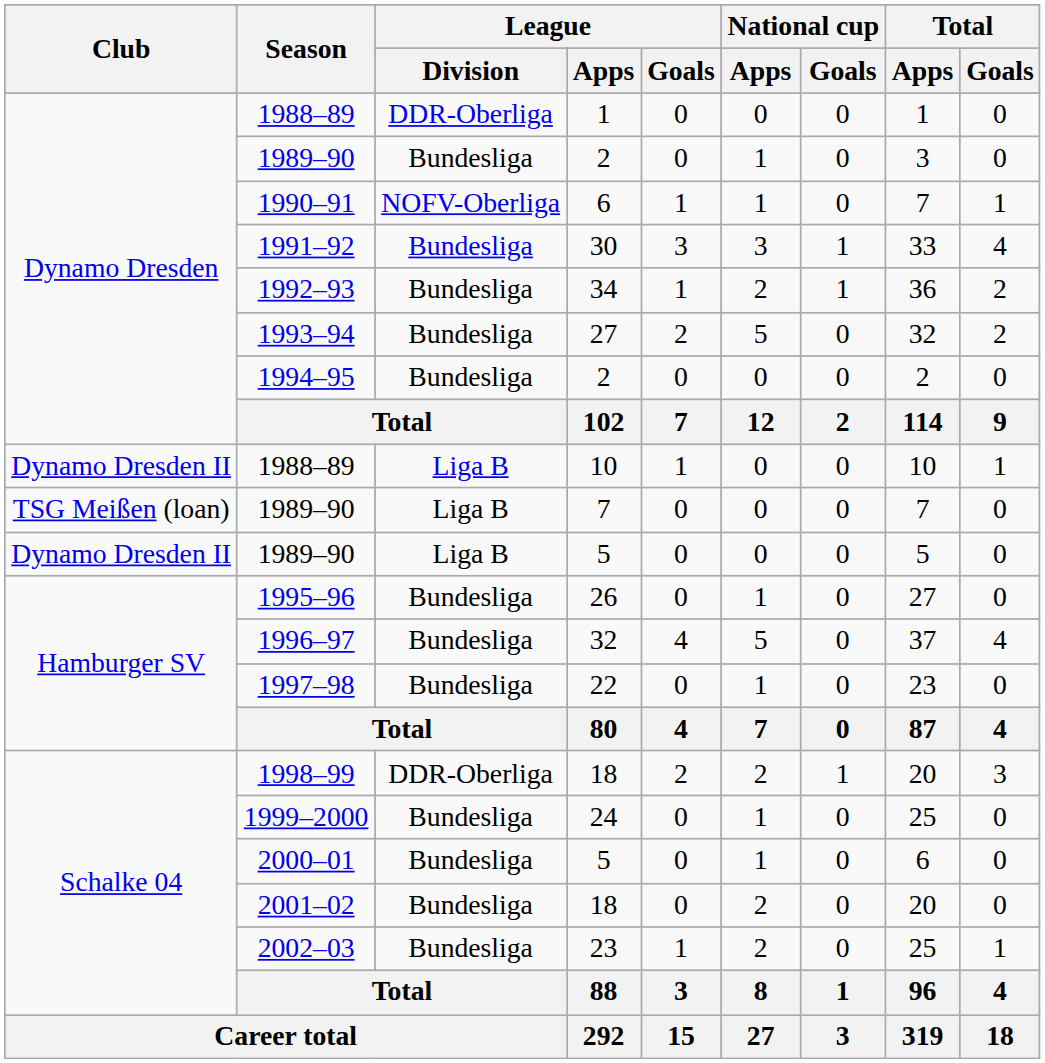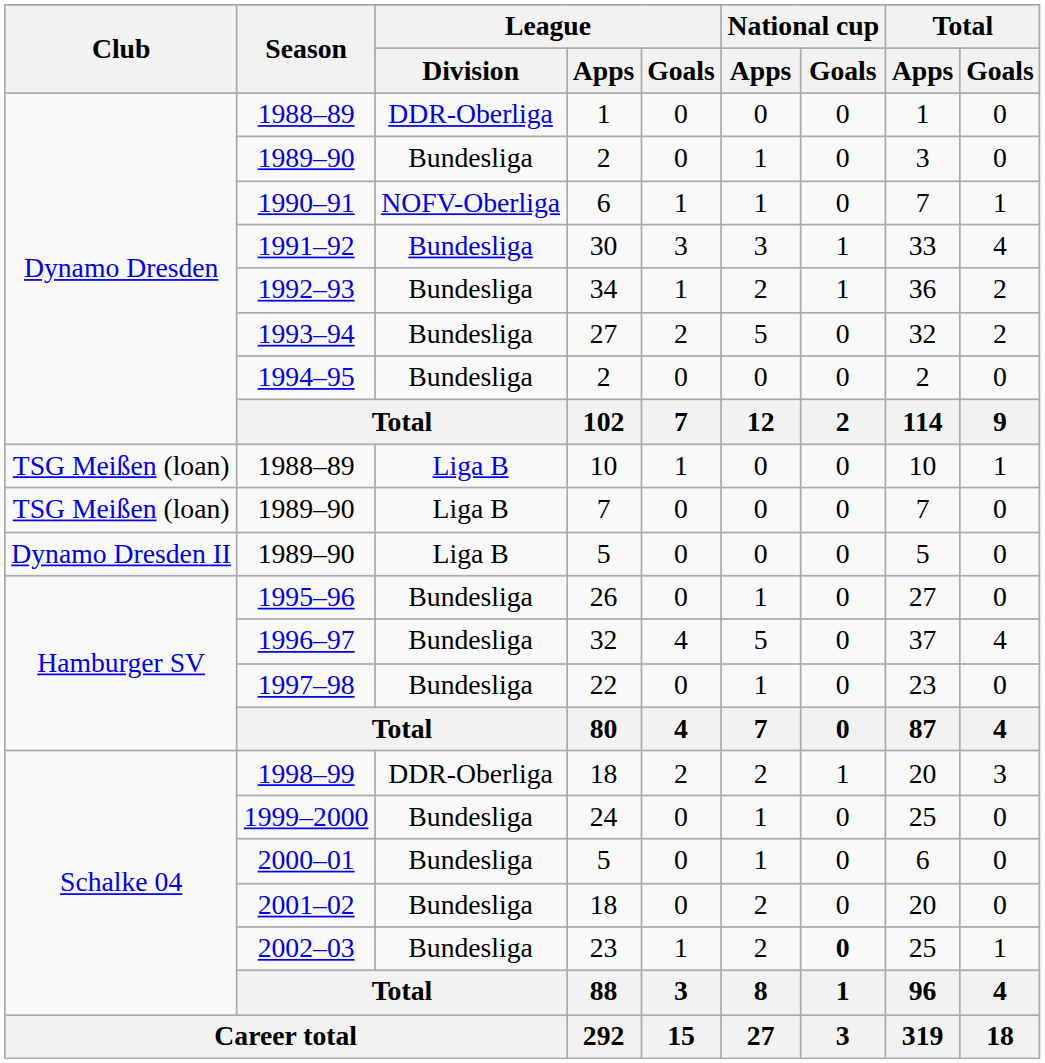(121, 465) Dynamo Dresden II -> (121, 465) TSG Meißen (loan)
(843, 948) normal -> (843, 948) bold
